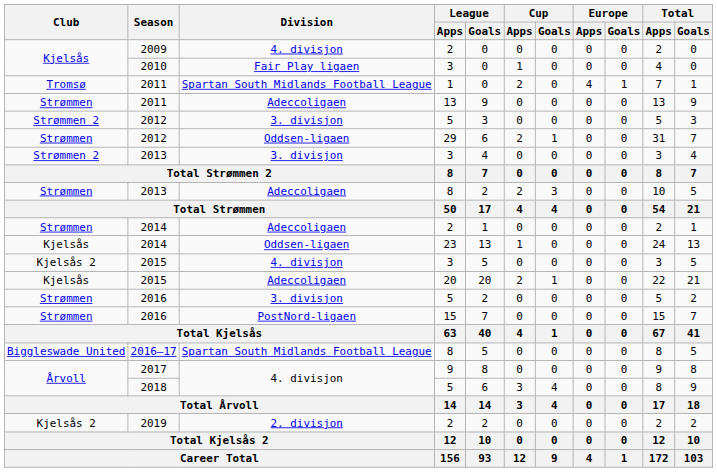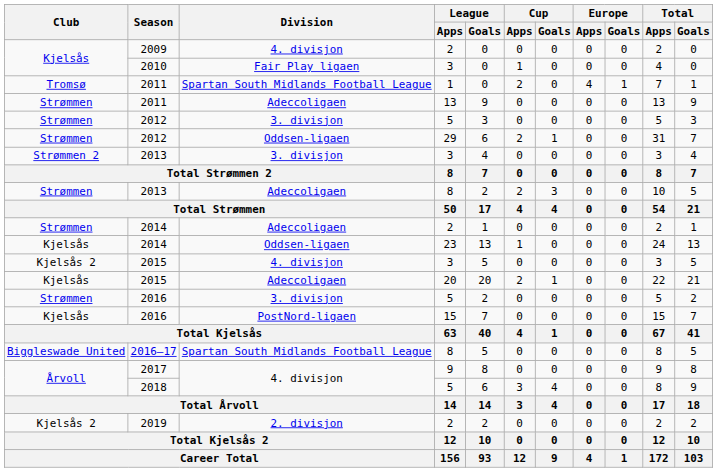(66, 120) Strømmen 2 -> (66, 120) Strømmen
(66, 316) Strømmen -> (66, 316) Kjelsås
